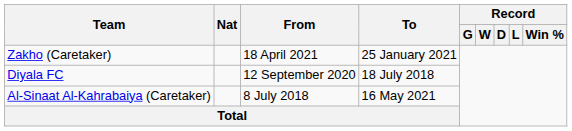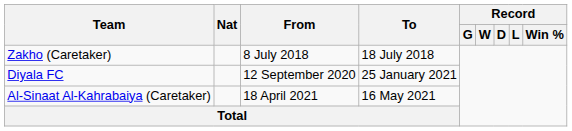(281, 55) 18 April 2021 -> (276, 55) 8 July 2018
(409, 55) 25 January 2021 -> (398, 55) 18 July 2018
(398, 75) 18 July 2018 -> (409, 75) 25 January 2021
(276, 95) 8 July 2018 -> (281, 95) 18 April 2021
